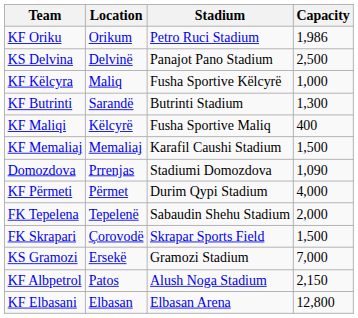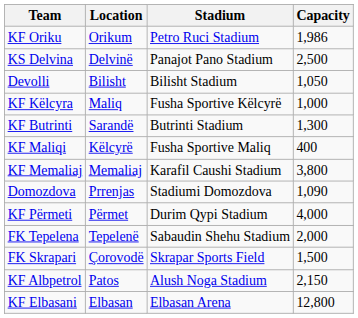+ row: (29, 81)
(312, 147) 1,500 -> (312, 170) 3,800
- row: (43, 258)
